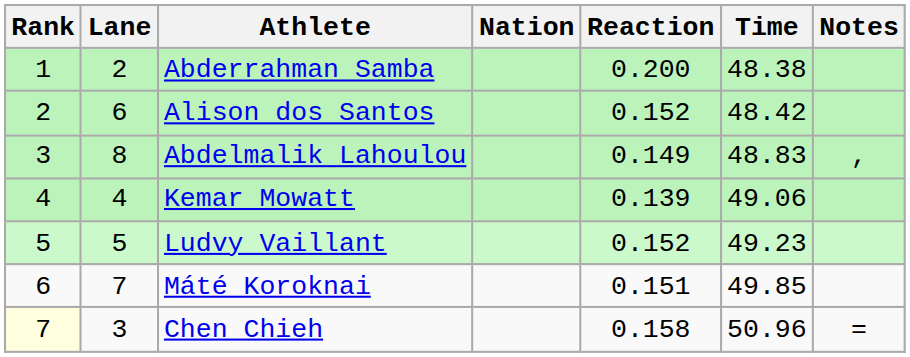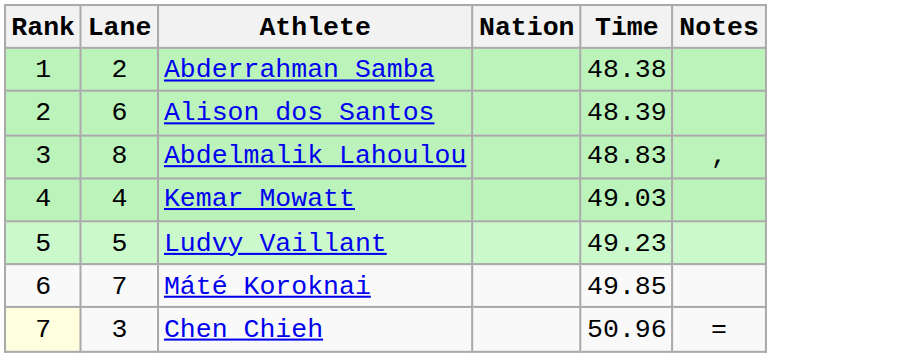- column: (651, 27)
(767, 113) 48.42 -> (627, 113) 48.39
(767, 200) 49.06 -> (627, 200) 49.03
